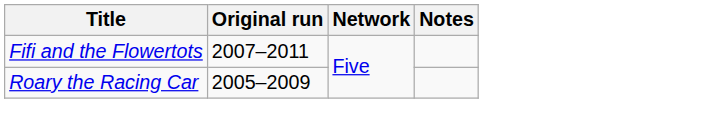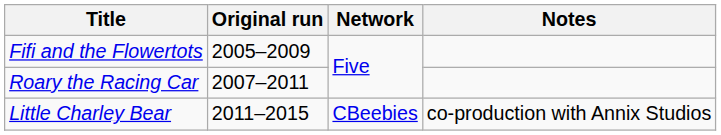(260, 51) 2007–2011 -> (261, 51) 2005–2009
(261, 82) 2005–2009 -> (260, 82) 2007–2011
+ row: (90, 113)
